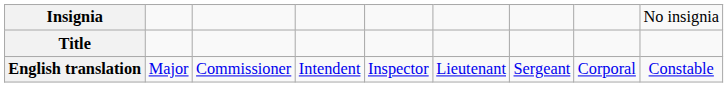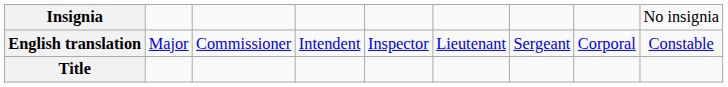rows swapped: (75, 43) <-> (75, 69)
